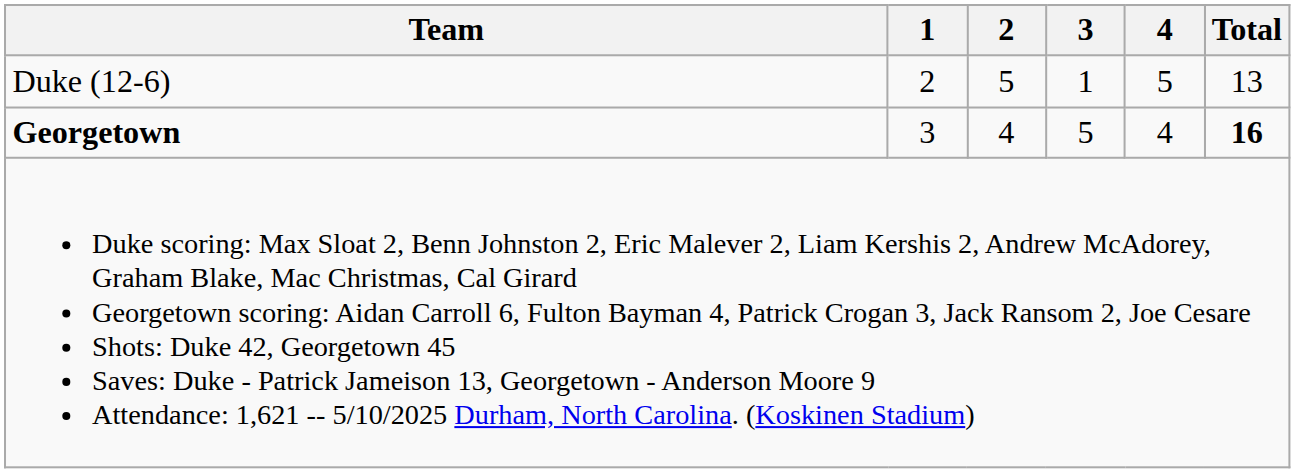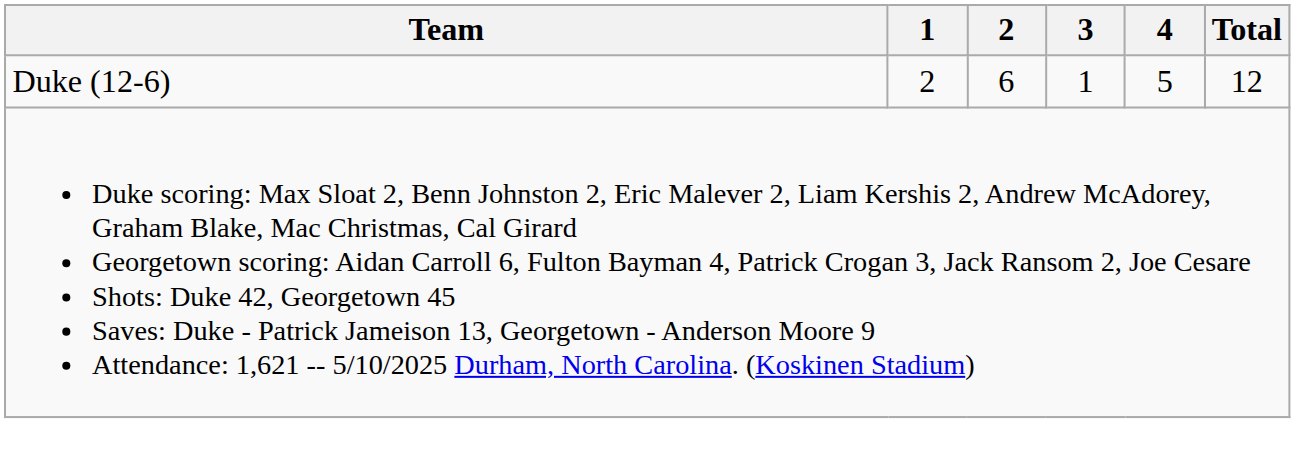(1006, 81) 5 -> (1006, 81) 6
(1247, 81) 13 -> (1247, 81) 12
- row: (96, 132)
